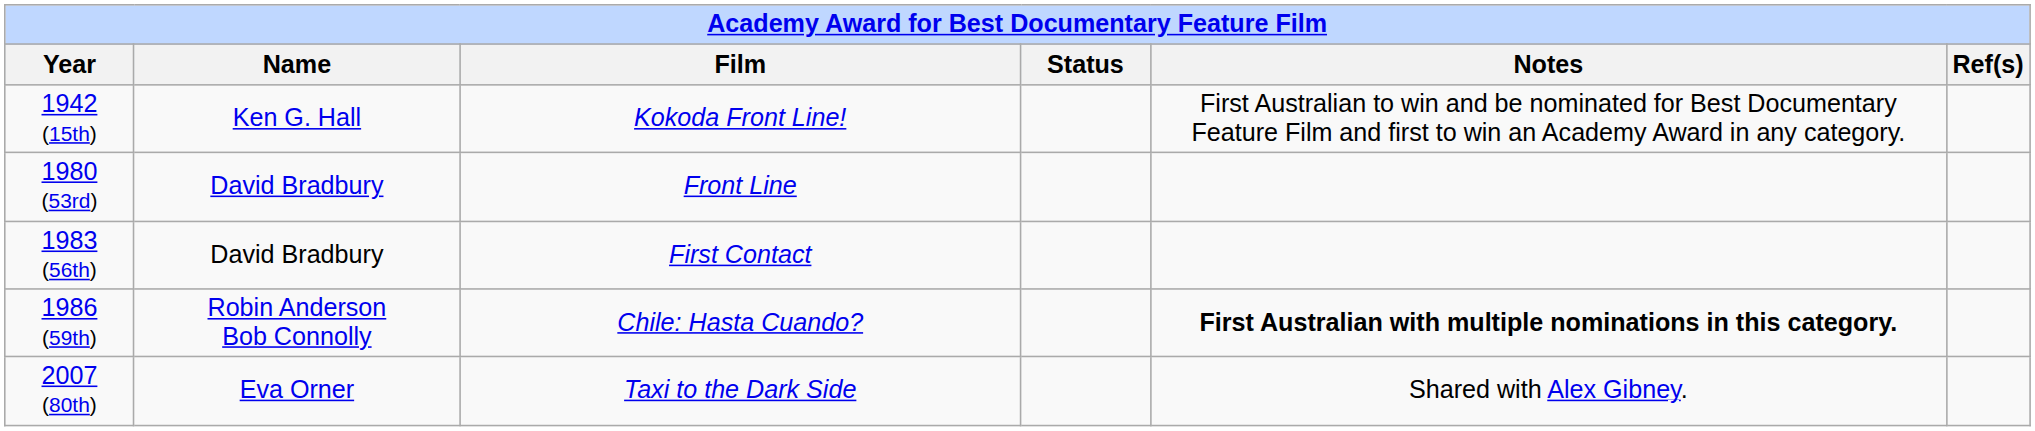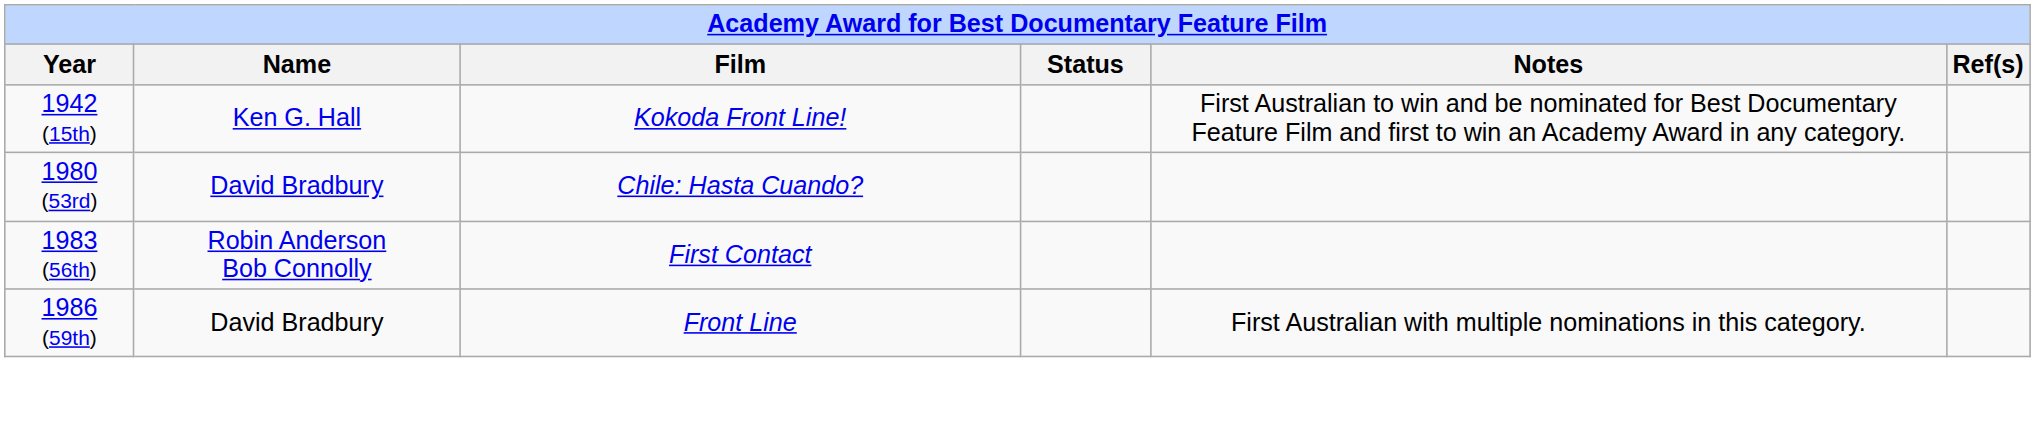(740, 186) Front Line -> (740, 186) Chile: Hasta Cuando?
(297, 254) David Bradbury -> (297, 254) Robin Anderson Bob Connolly
(297, 322) Robin Anderson Bob Connolly -> (297, 322) David Bradbury
(740, 322) Chile: Hasta Cuando? -> (740, 322) Front Line
(1548, 322) bold -> (1548, 322) normal
- row: (69, 390)
